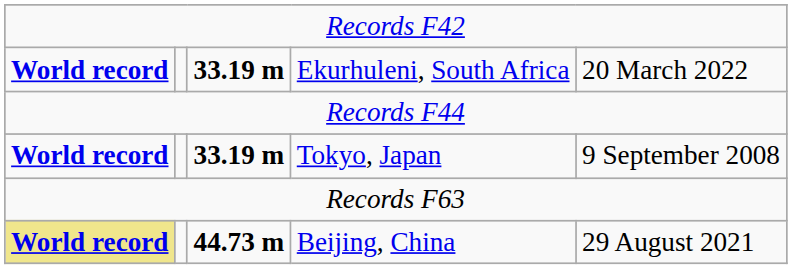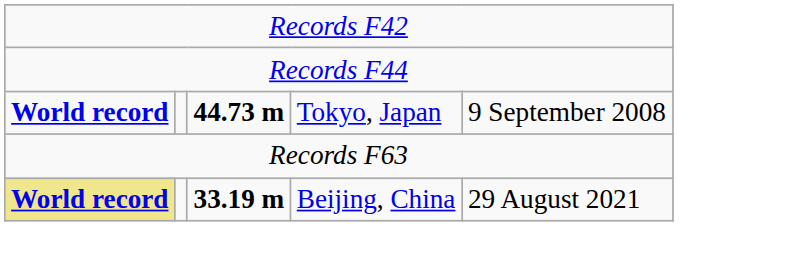- row: (433, 69)
(239, 155) 33.19 m -> (239, 112) 44.73 m
(239, 241) 44.73 m -> (239, 198) 33.19 m
